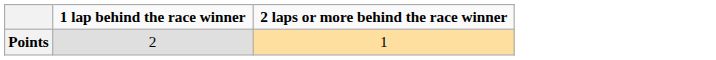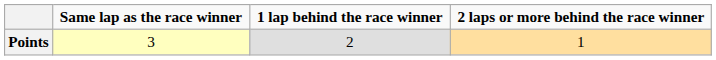+ column: (151, 16)
